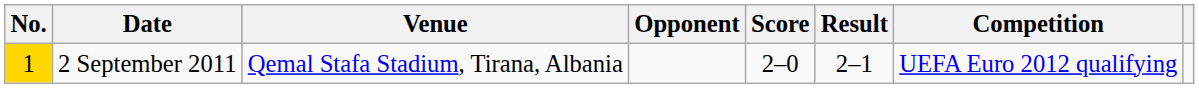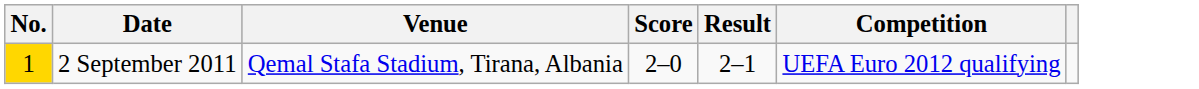- column: (687, 24)
